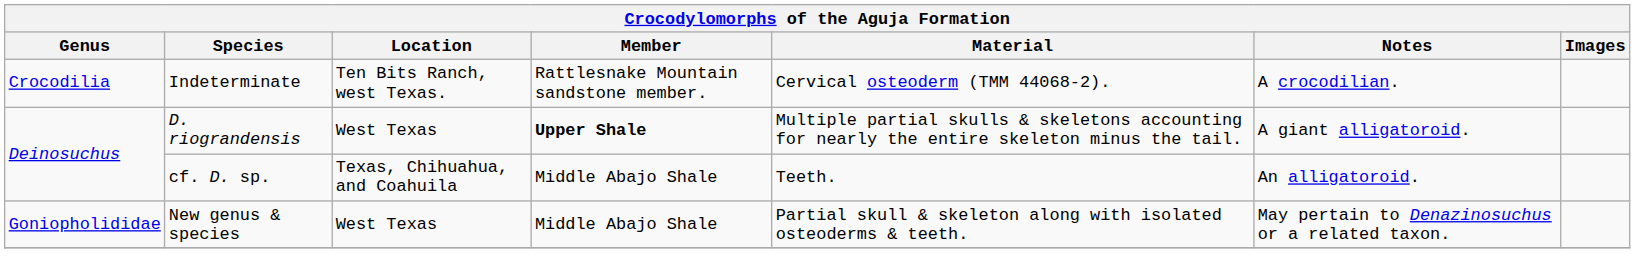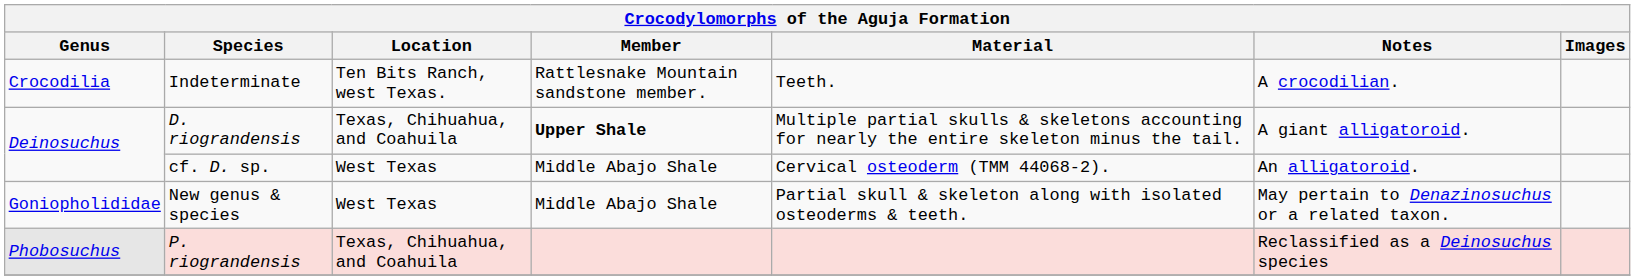(943, 83) Cervical osteoderm (TMM 44068-2). -> (806, 83) Teeth.
(386, 130) West Texas -> (422, 130) Texas, Chihuahua, and Coahuila
(422, 177) Texas, Chihuahua, and Coahuila -> (386, 168) West Texas
(806, 177) Teeth. -> (943, 168) Cervical osteoderm (TMM 44068-2).
+ row: (235, 252)
